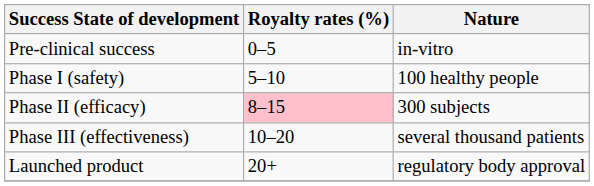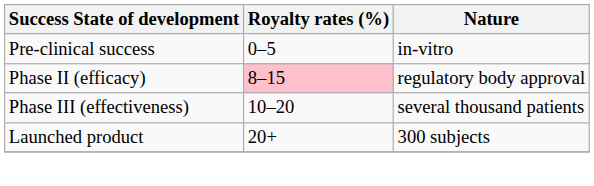- row: (67, 78)
(444, 107) 300 subjects -> (491, 78) regulatory body approval
(491, 166) regulatory body approval -> (444, 136) 300 subjects
